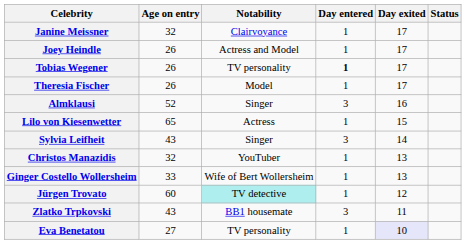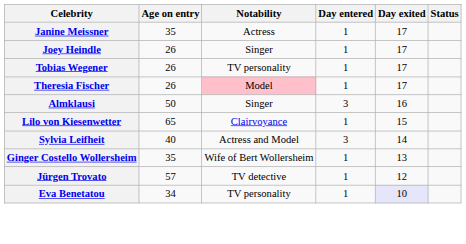(171, 31) 32 -> (171, 31) 35
(259, 31) Clairvoyance -> (259, 31) Actress
(259, 49) Actress and Model -> (259, 49) Singer
(346, 67) bold -> (346, 67) normal
(259, 85) no background -> (259, 85) pink background
(171, 103) 52 -> (171, 103) 50
(259, 121) Actress -> (259, 121) Clairvoyance
(171, 140) 43 -> (171, 140) 40
(259, 140) Singer -> (259, 140) Actress and Model
- row: (72, 158)
(171, 176) 33 -> (171, 158) 35
(171, 194) 60 -> (171, 176) 57
(259, 194) paleturquoise background -> (259, 176) no background
- row: (72, 212)
(171, 230) 27 -> (171, 194) 34
